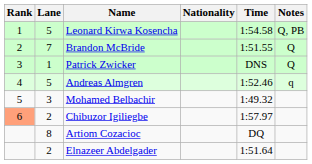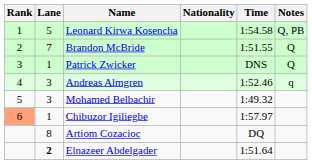(49, 82) 5 -> (49, 82) 3
(49, 116) 2 -> (49, 116) 1
(49, 151) normal -> (49, 151) bold
